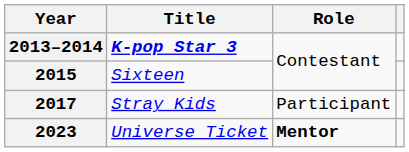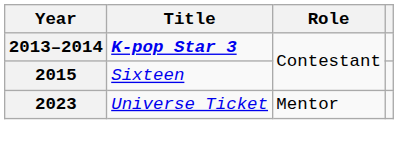- row: (56, 104)
(308, 132) bold -> (308, 104) normal
